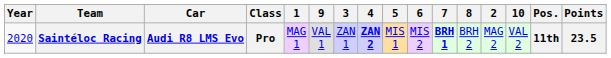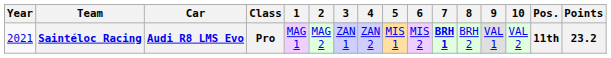columns swapped: (494, 13) <-> (321, 13)
(20, 38) 2020 -> (20, 38) 2021
(370, 38) bold -> (370, 38) normal
(584, 38) 23.5 -> (584, 38) 23.2
